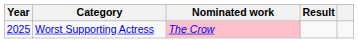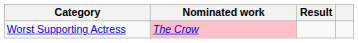- column: (19, 12)
